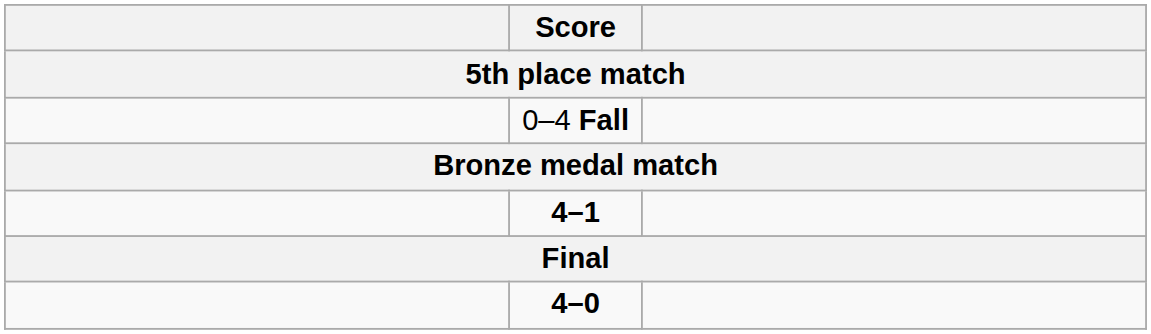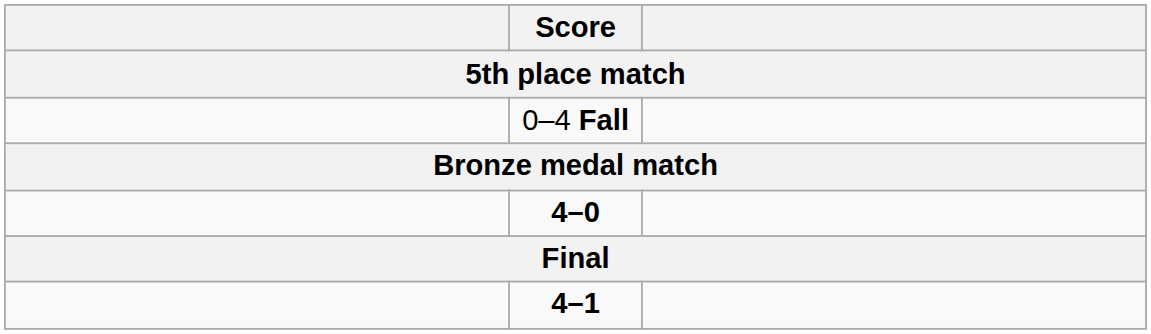rows swapped: (576, 212) <-> (576, 304)
